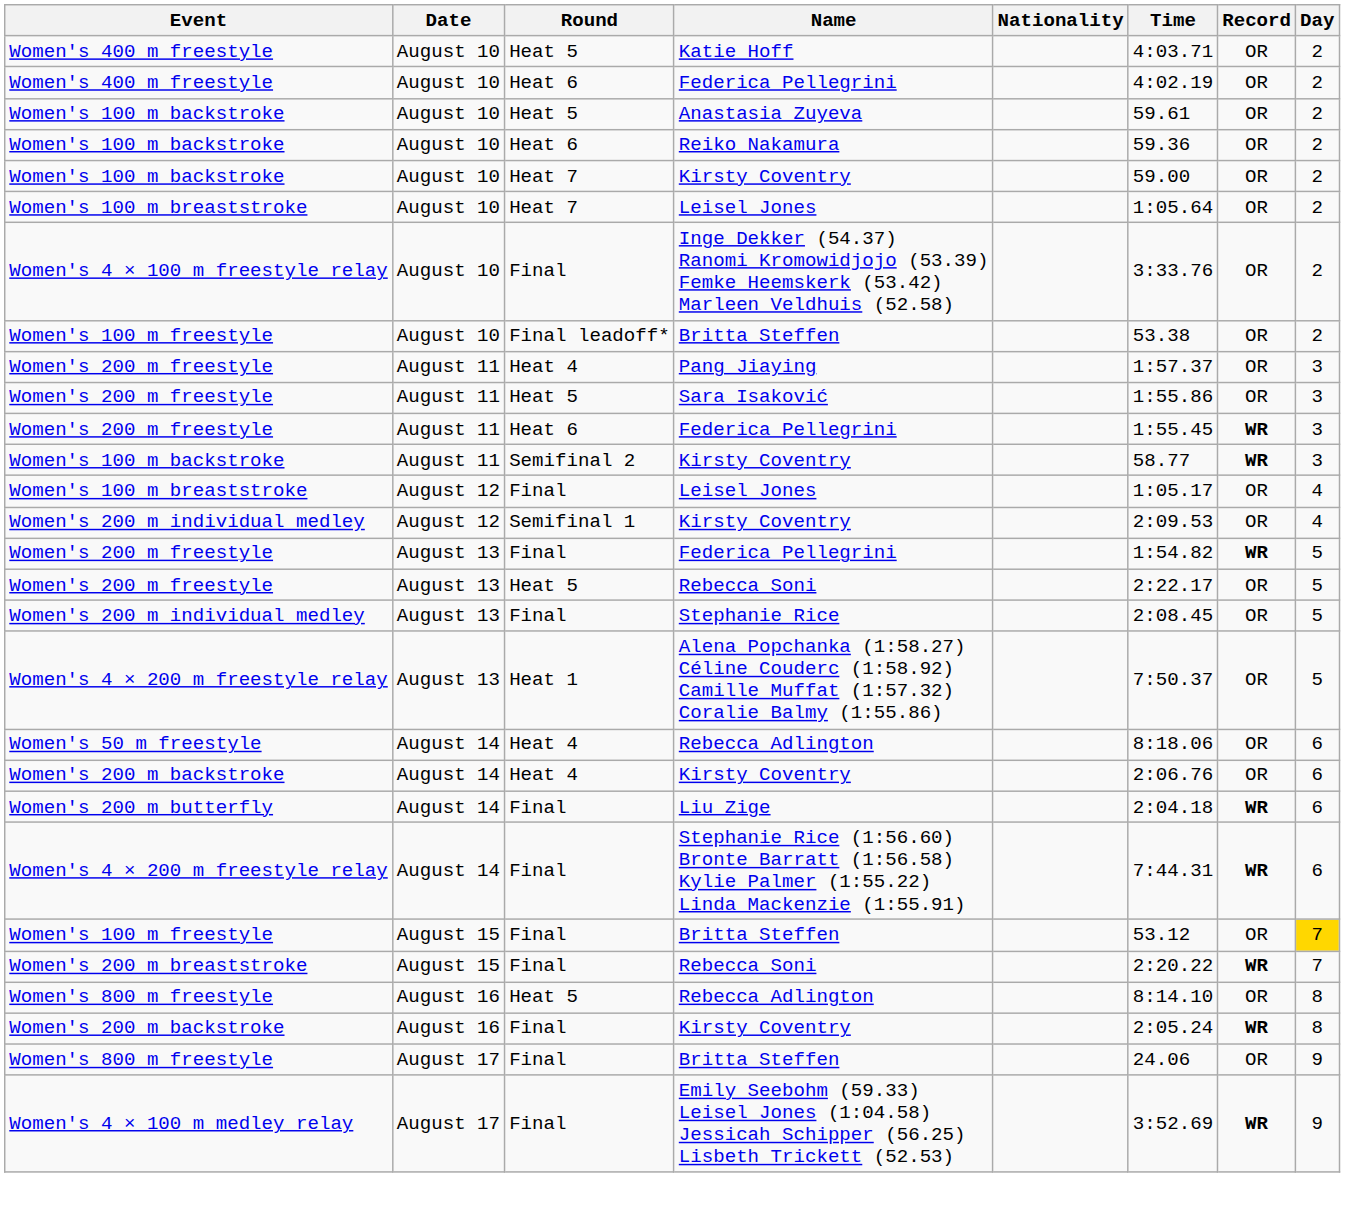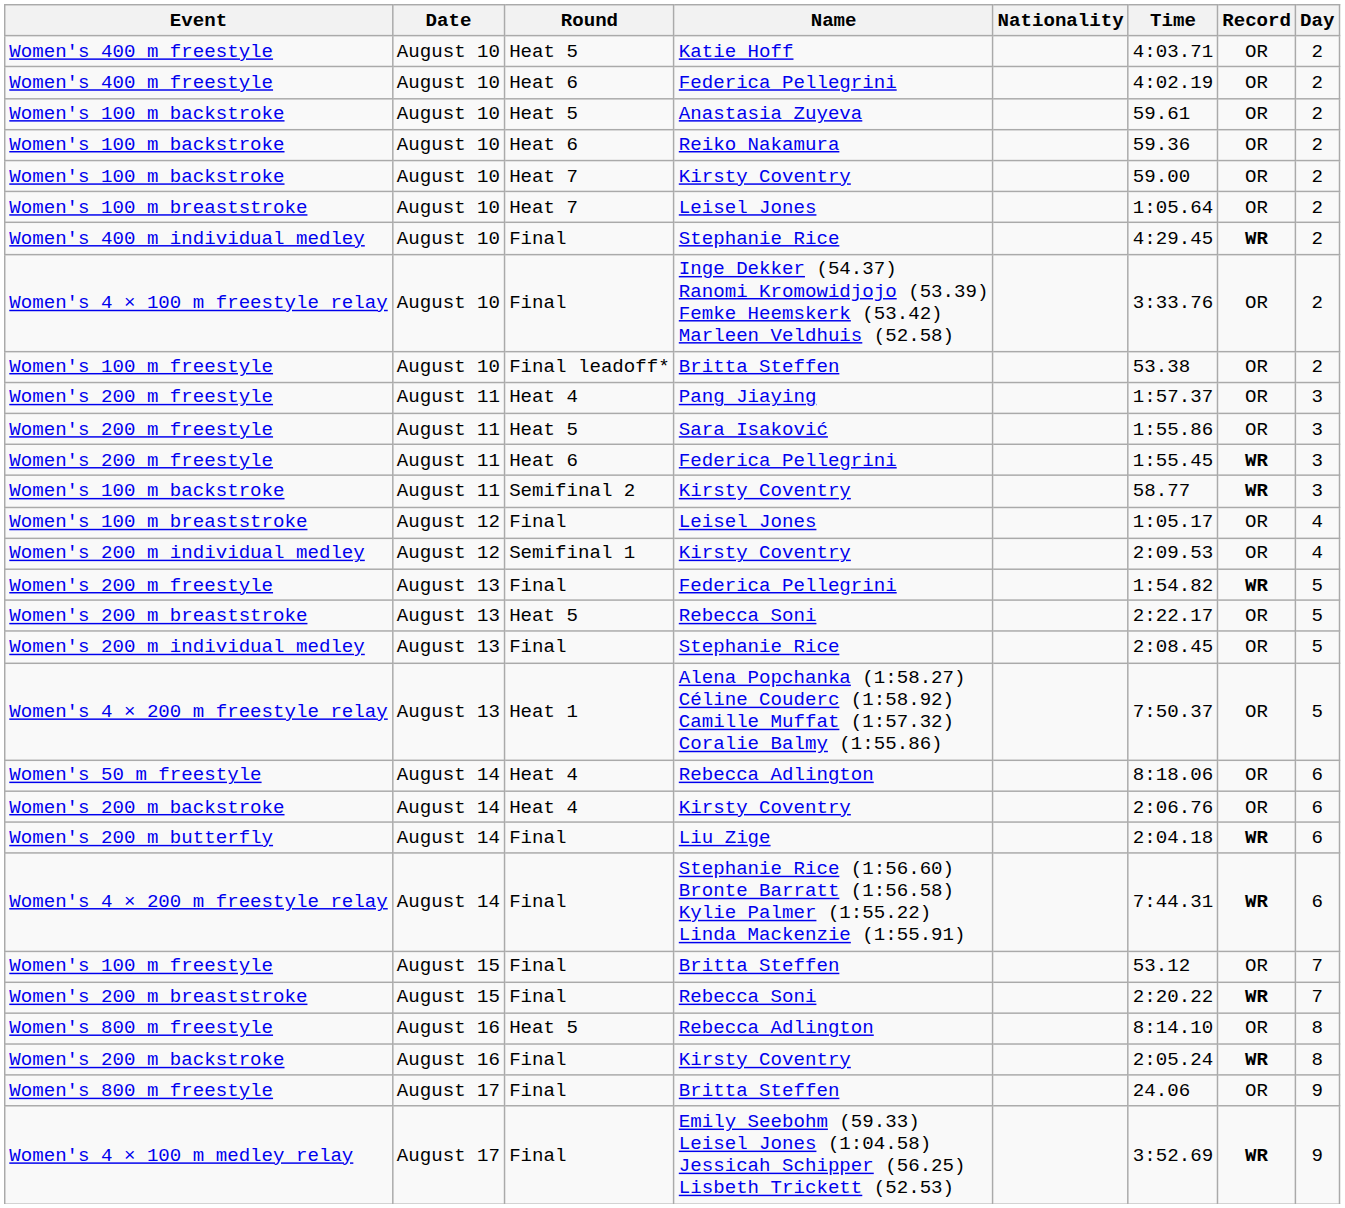+ row: (448, 238)
(141, 585) Women's 200 m freestyle -> (158, 616) Women's 200 m breaststroke
(1317, 935) gold background -> (1317, 966) no background
